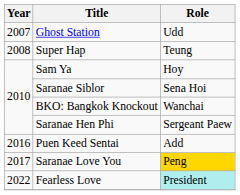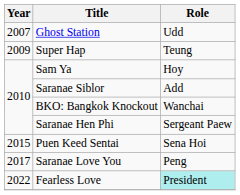(19, 50) 2008 -> (19, 50) 2009
(185, 87) Sena Hoi -> (173, 87) Add
(19, 143) 2016 -> (19, 143) 2015
(173, 143) Add -> (185, 143) Sena Hoi
(175, 161) gold background -> (175, 161) no background
